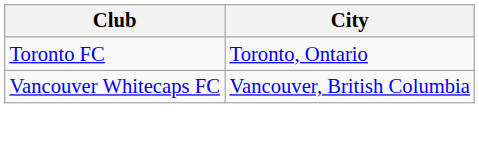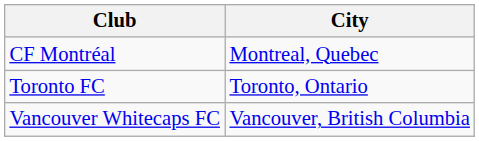+ row: (62, 53)
